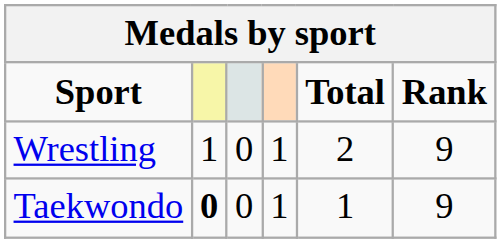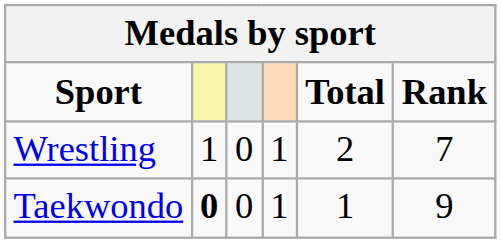(444, 149) 9 -> (444, 149) 7
